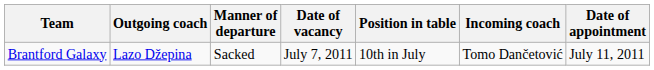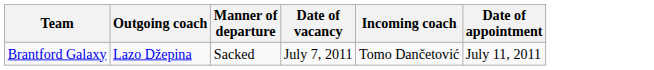- column: (408, 23)
